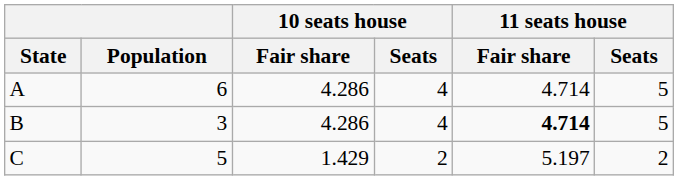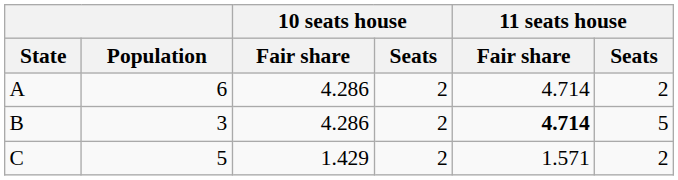(442, 89) 4 -> (442, 89) 2
(663, 89) 5 -> (663, 89) 2
(442, 123) 4 -> (442, 123) 2
(566, 157) 5.197 -> (566, 157) 1.571
